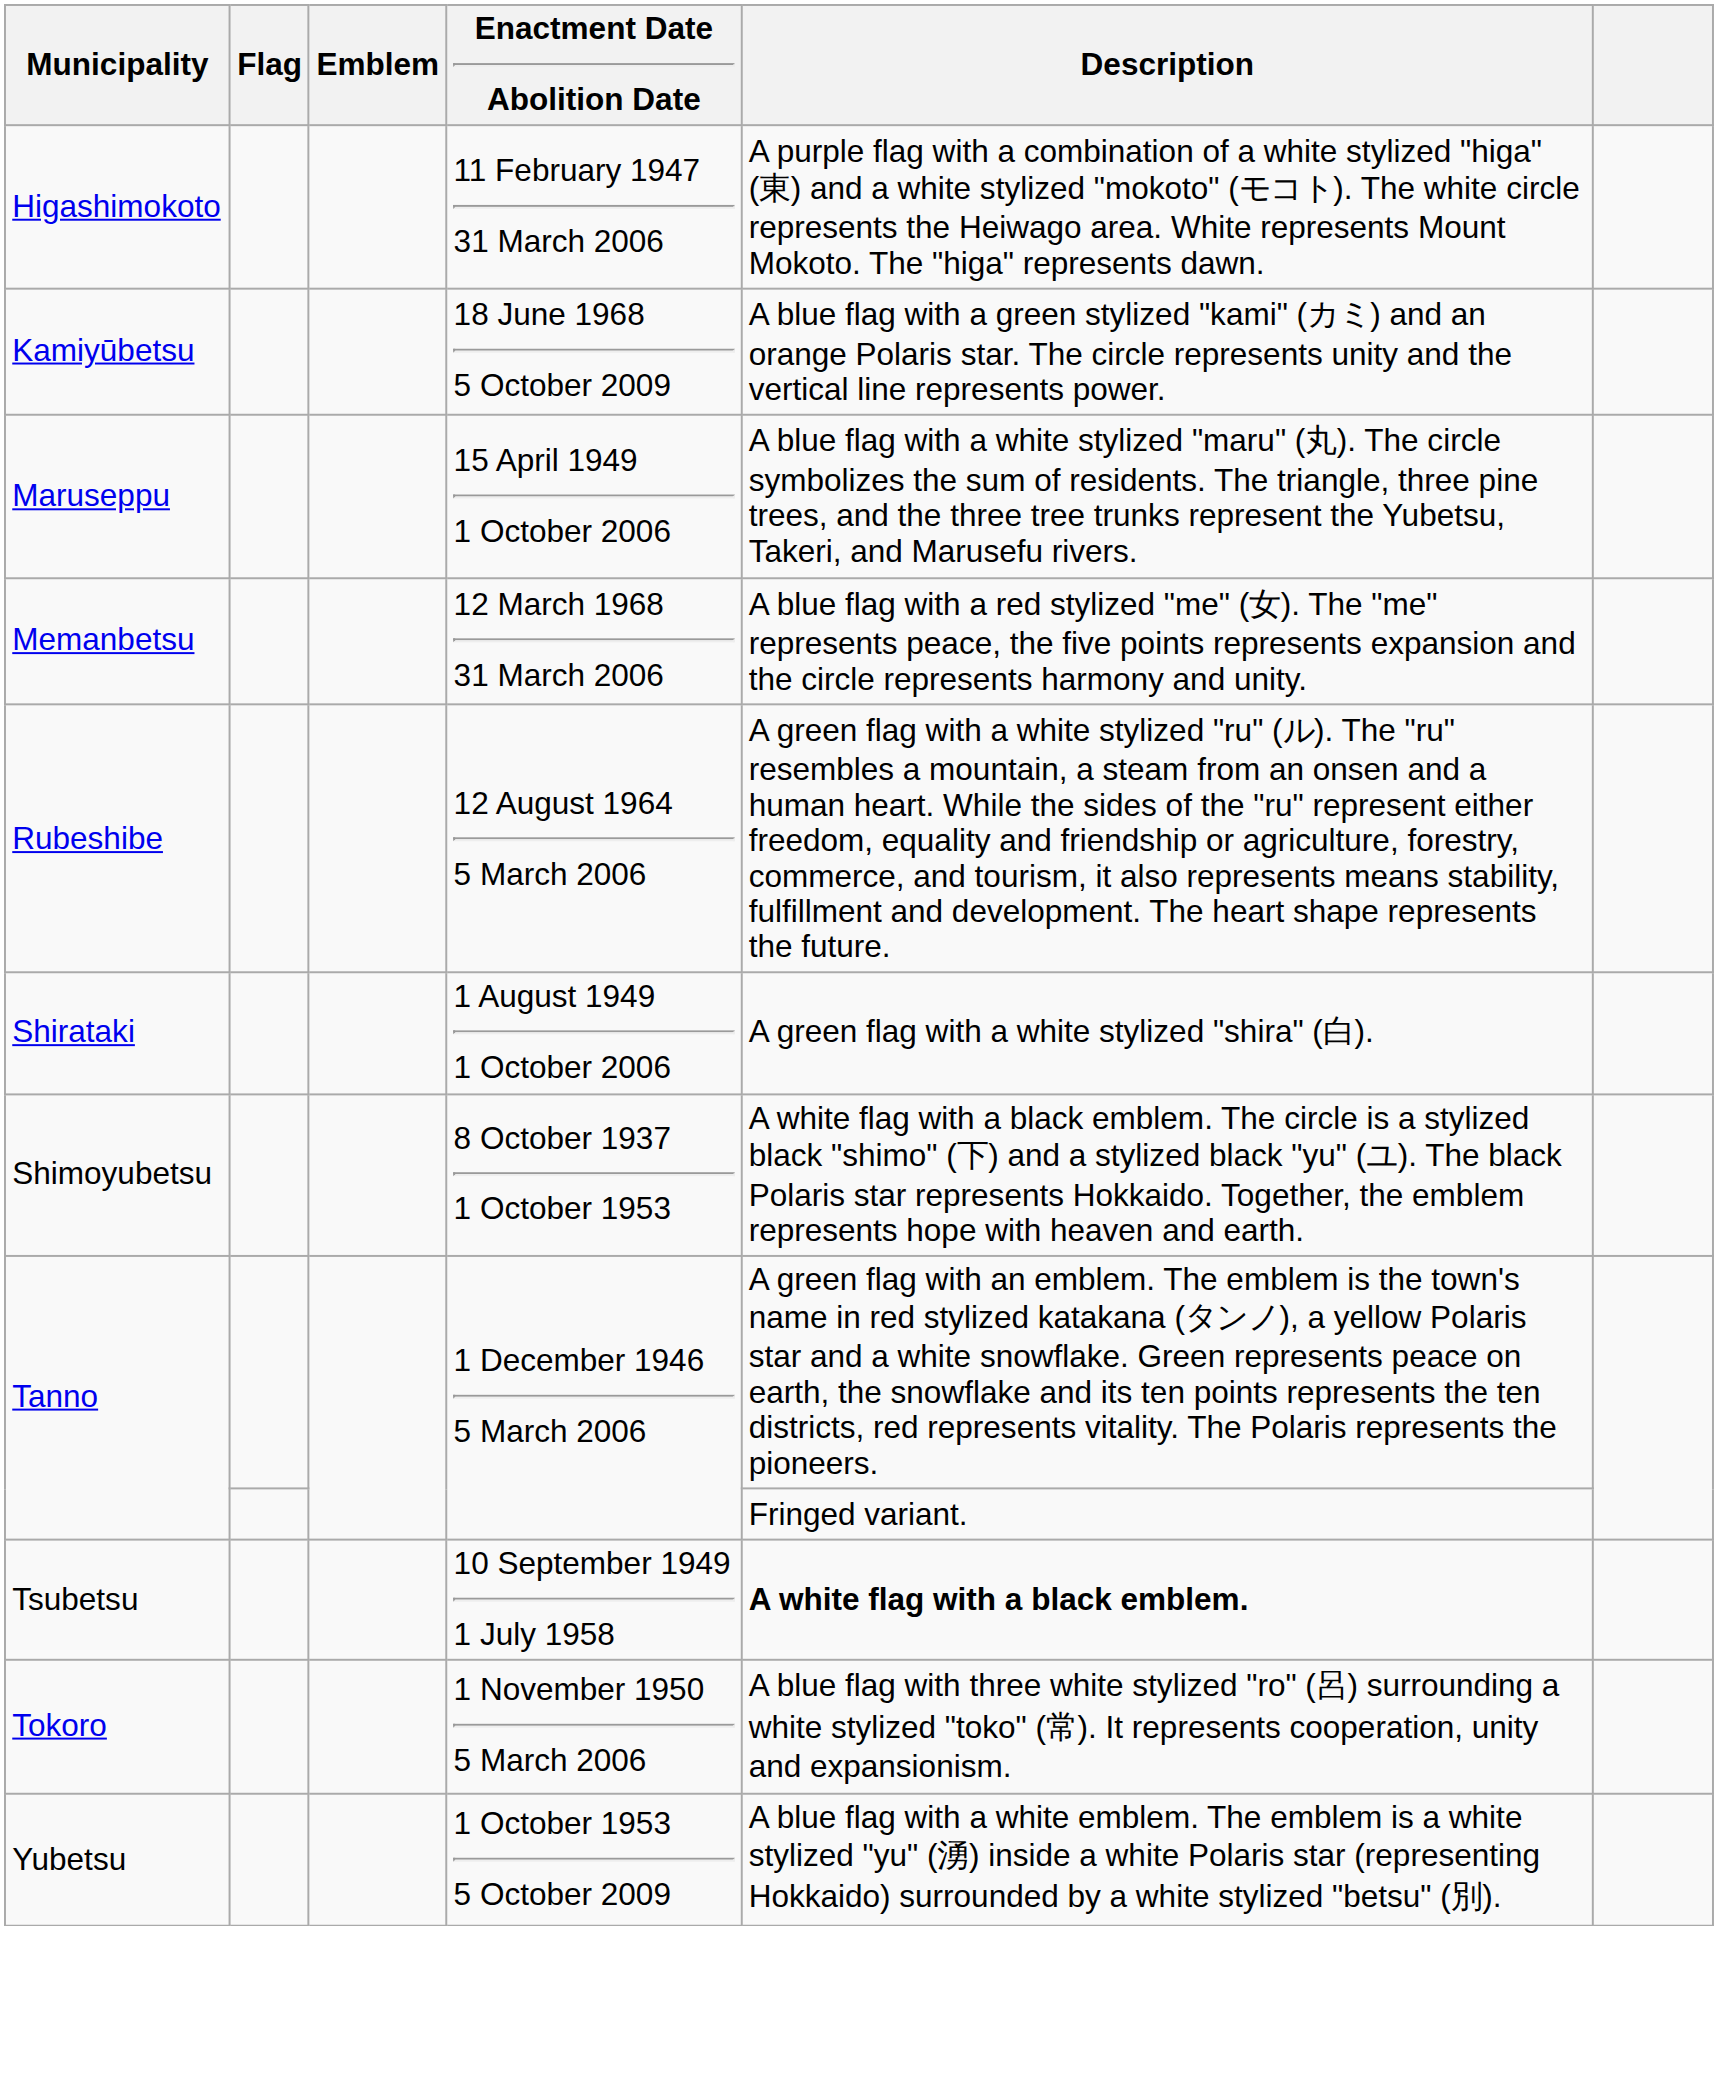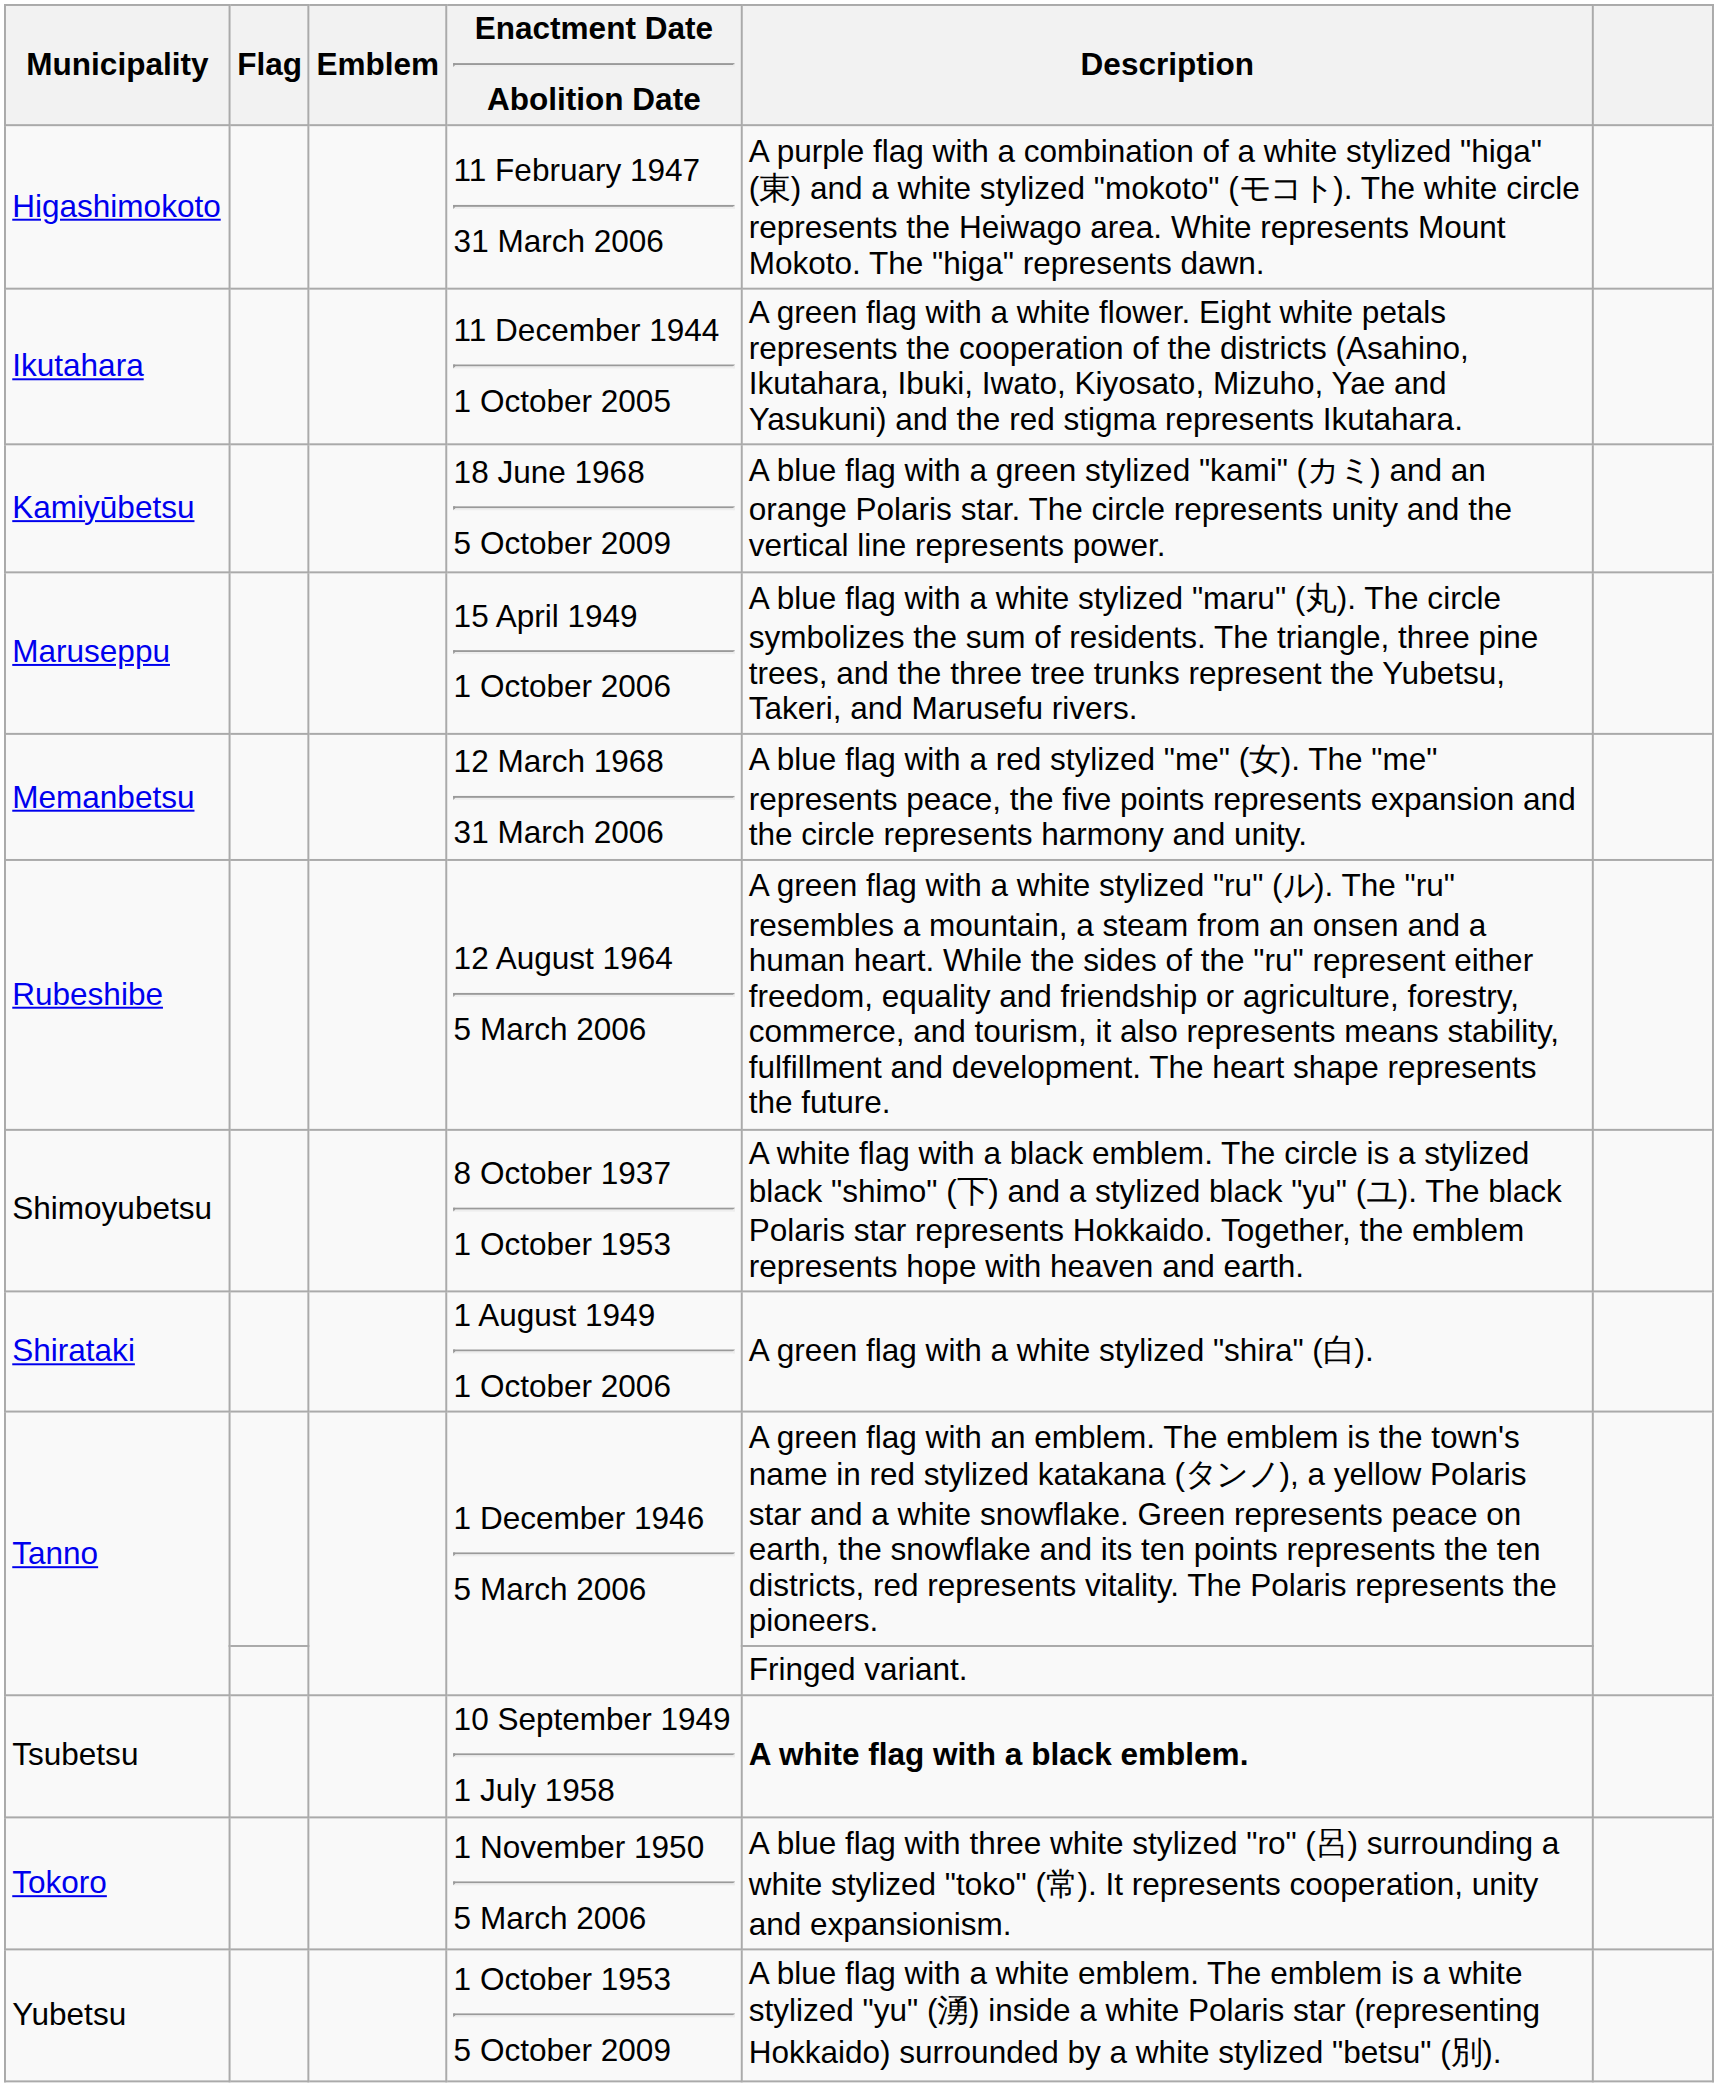+ row: (78, 365)
rows swapped: (74, 1032) <-> (112, 1174)
